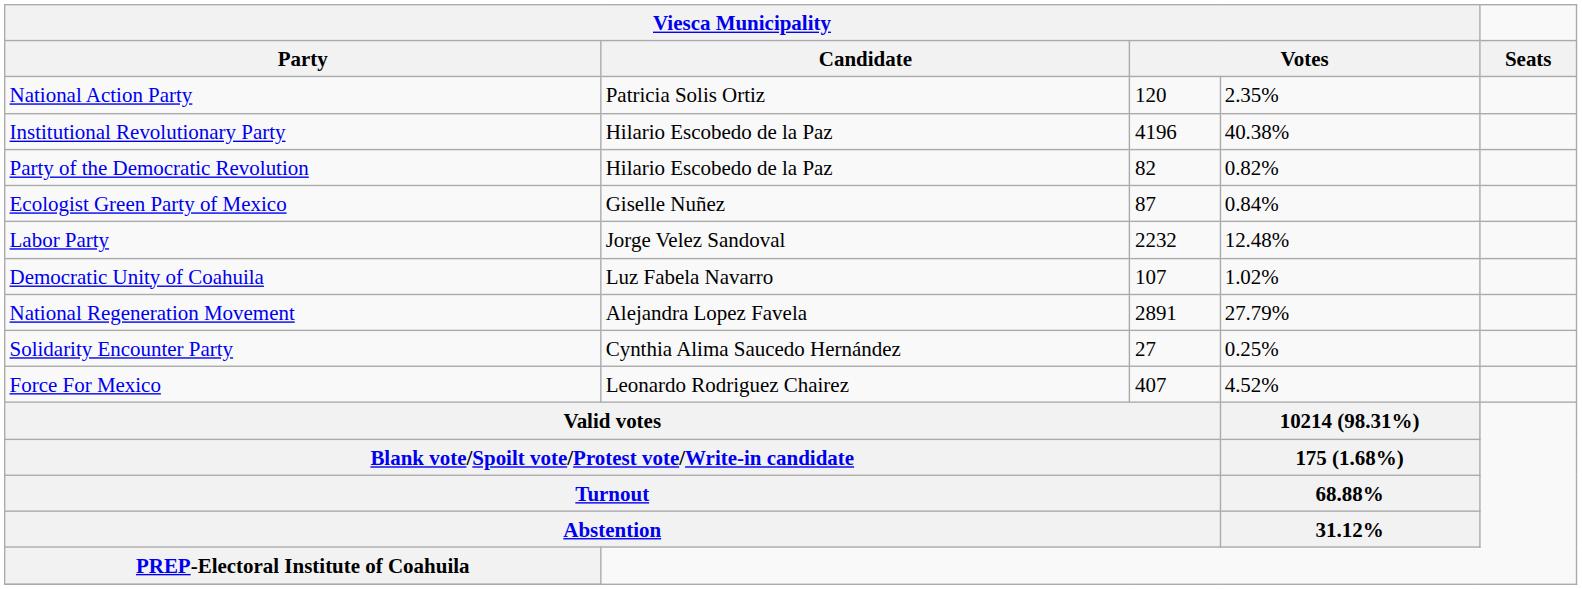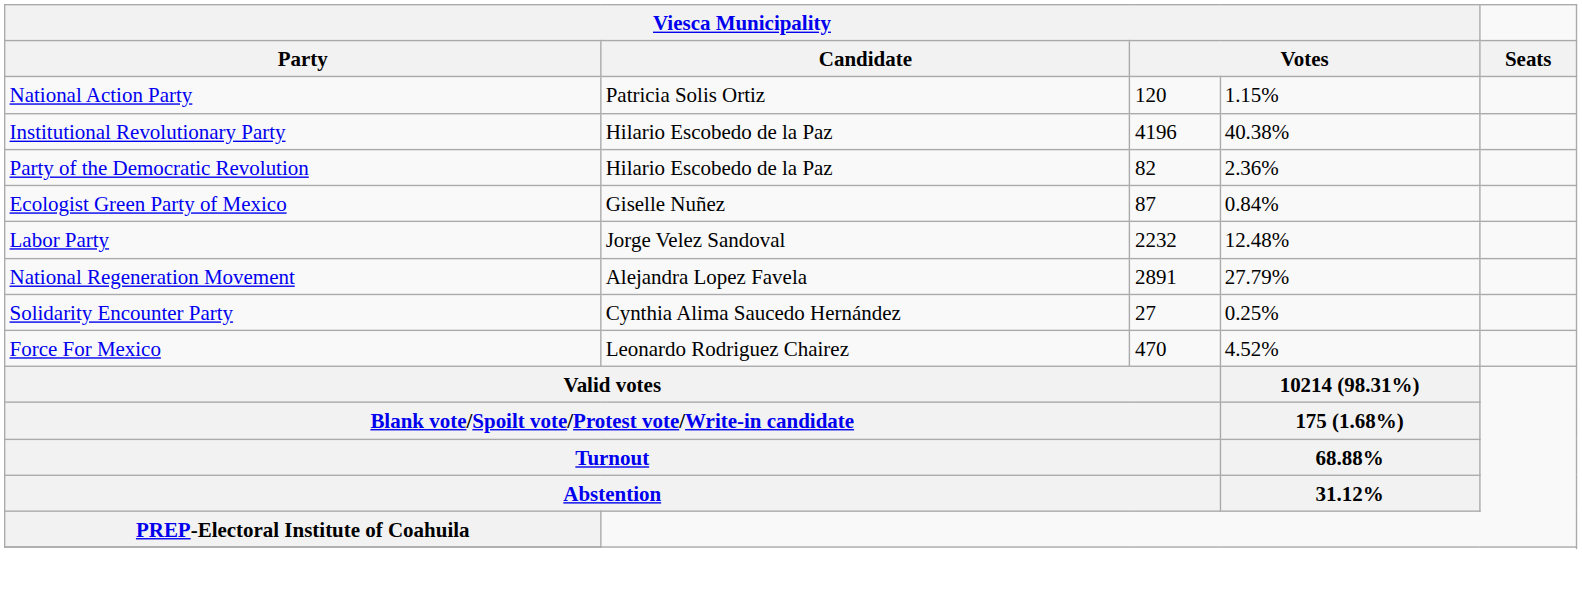(1252, 95) 2.35% -> (1252, 95) 1.15%
(1252, 168) 0.82% -> (1252, 168) 2.36%
- row: (137, 276)
(1151, 385) 407 -> (1151, 348) 470
